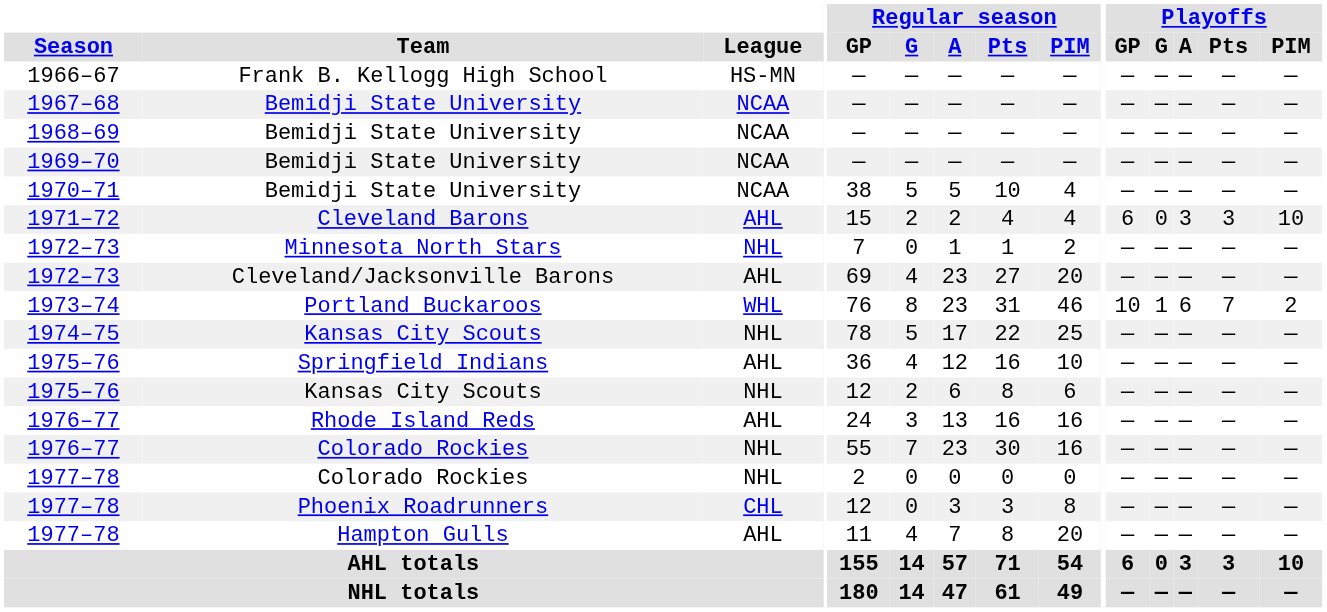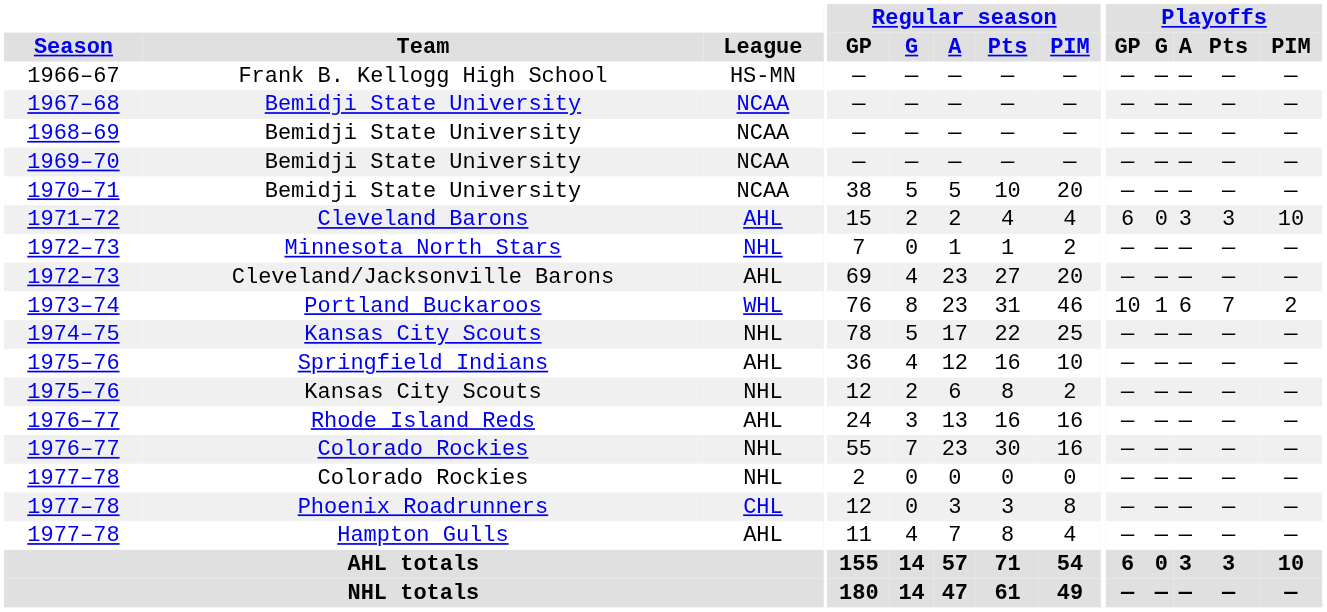(1070, 191) 4 -> (1070, 191) 20
(1070, 392) 6 -> (1070, 392) 2
(1070, 536) 20 -> (1070, 536) 4
